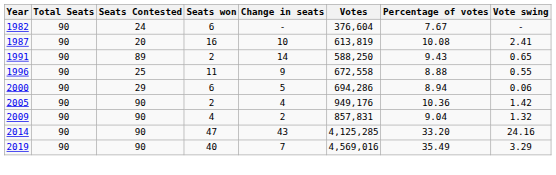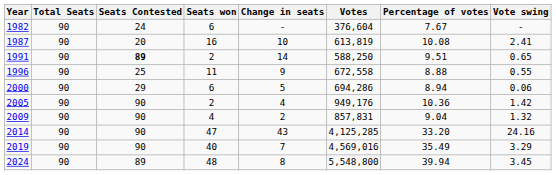(140, 57) normal -> (140, 57) bold
(436, 57) 9.43 -> (436, 57) 9.51
+ row: (18, 162)
